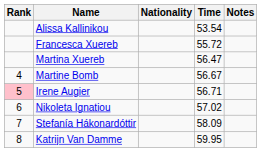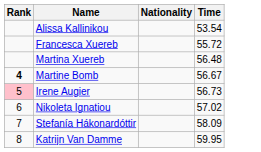- column: (240, 12)
(209, 60) 56.47 -> (209, 60) 56.48
(19, 76) normal -> (19, 76) bold
(209, 92) 56.71 -> (209, 92) 56.73
